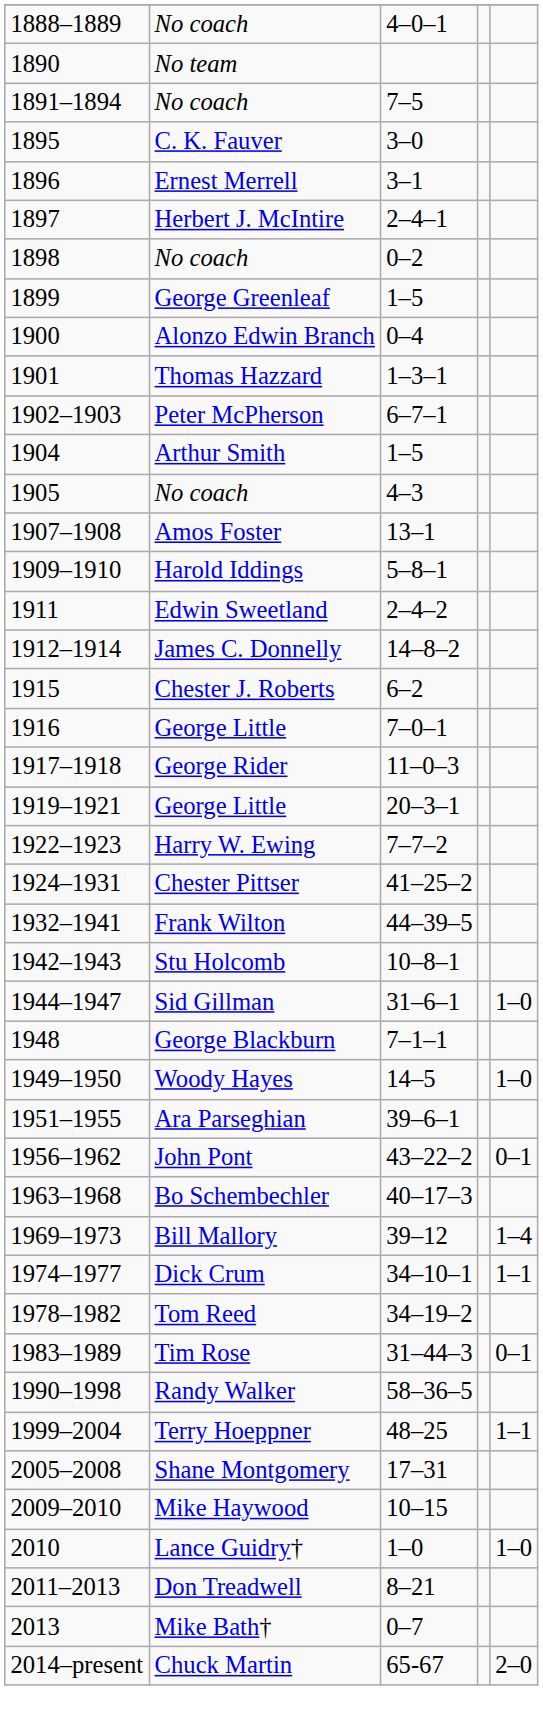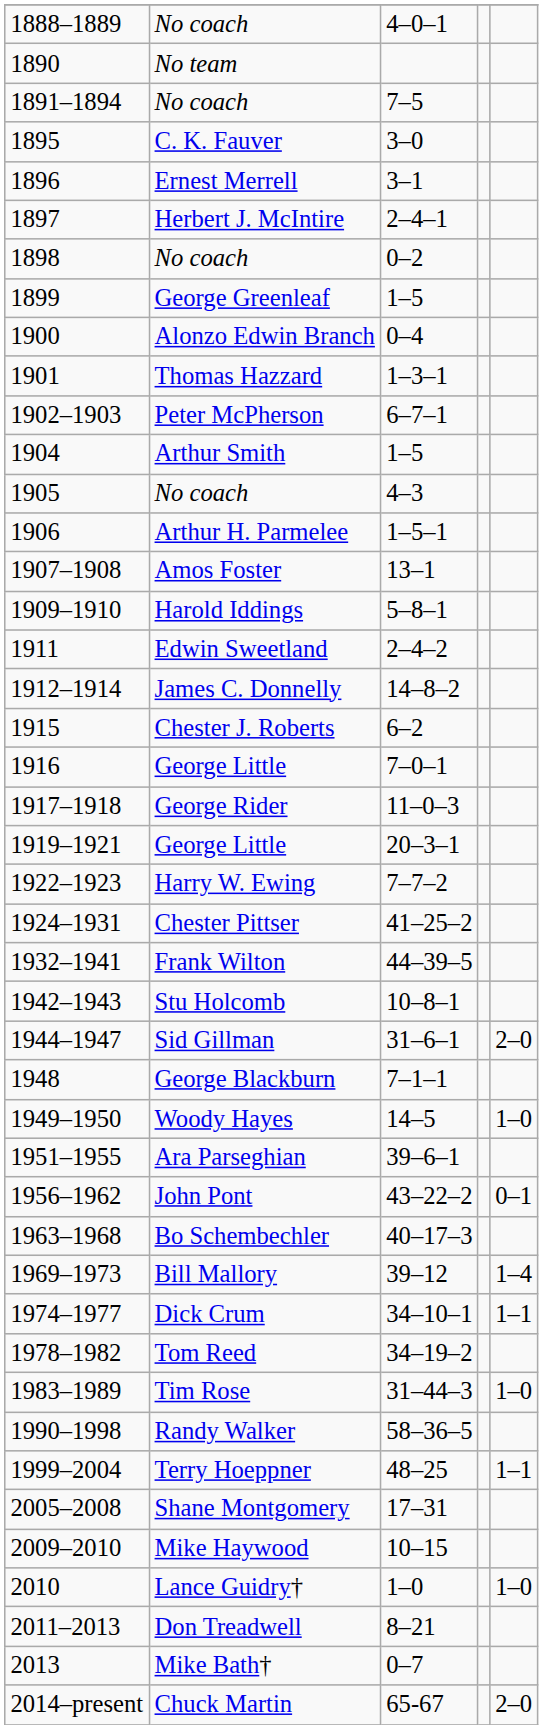+ row: (35, 532)
(514, 1000) 1–0 -> (514, 1040) 2–0
(514, 1352) 0–1 -> (514, 1391) 1–0
